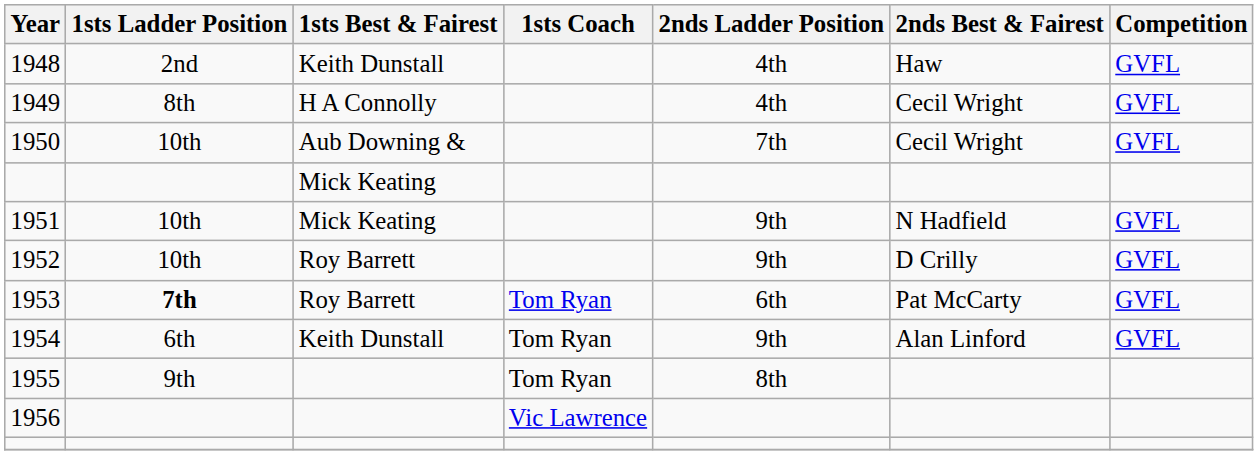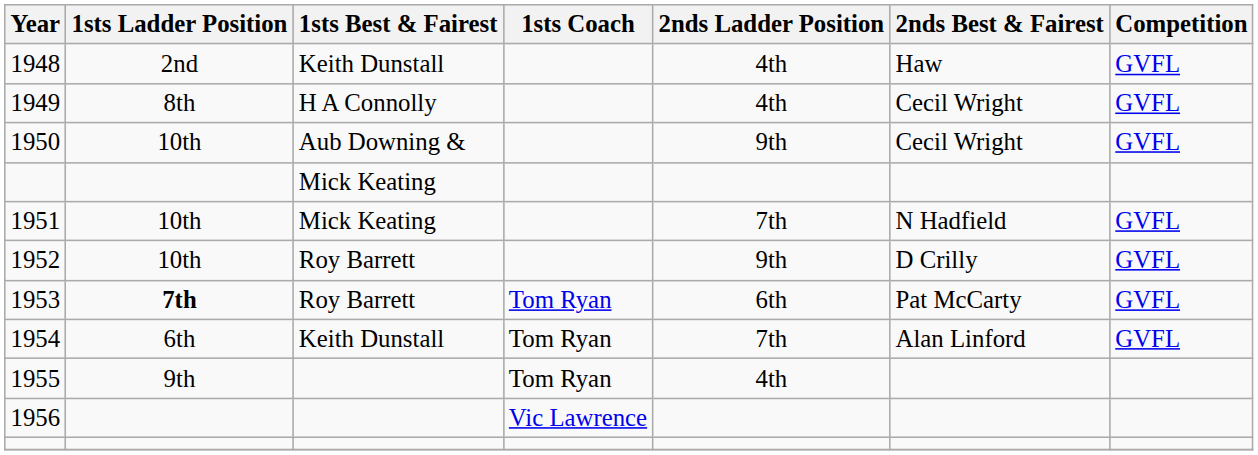(771, 142) 7th -> (771, 142) 9th
(771, 220) 9th -> (771, 220) 7th
(771, 338) 9th -> (771, 338) 7th
(771, 378) 8th -> (771, 378) 4th
